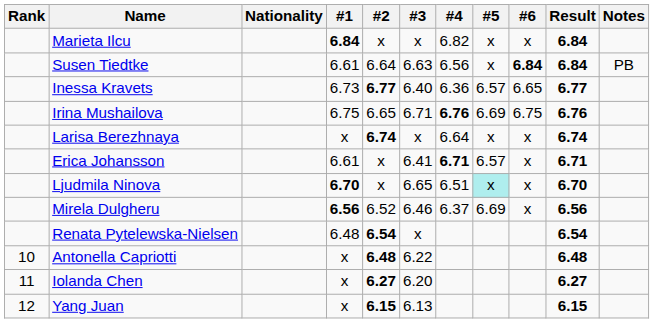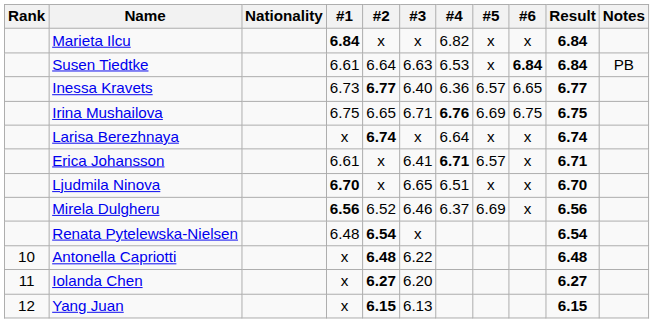(454, 64) 6.56 -> (454, 64) 6.53
(573, 112) 6.76 -> (573, 112) 6.75
(491, 185) paleturquoise background -> (491, 185) no background
